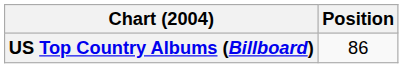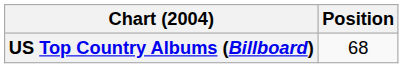(358, 47) 86 -> (358, 47) 68
